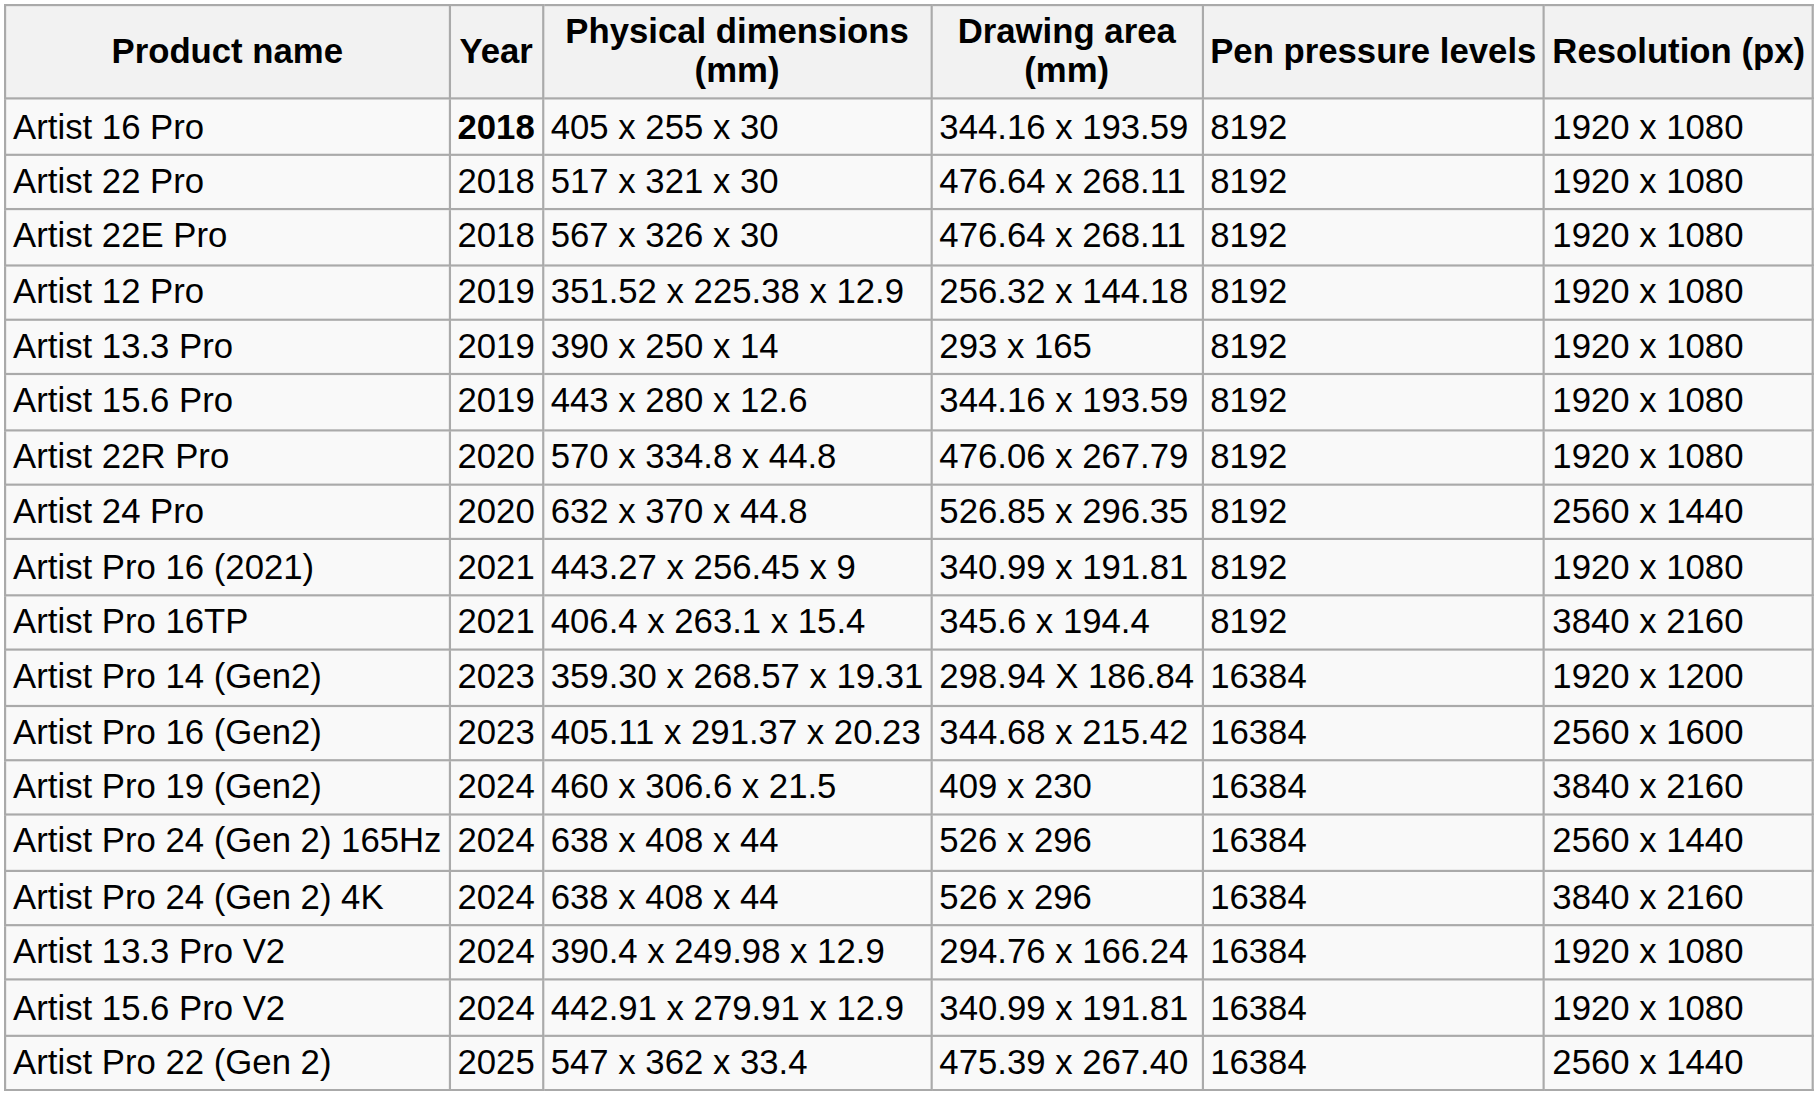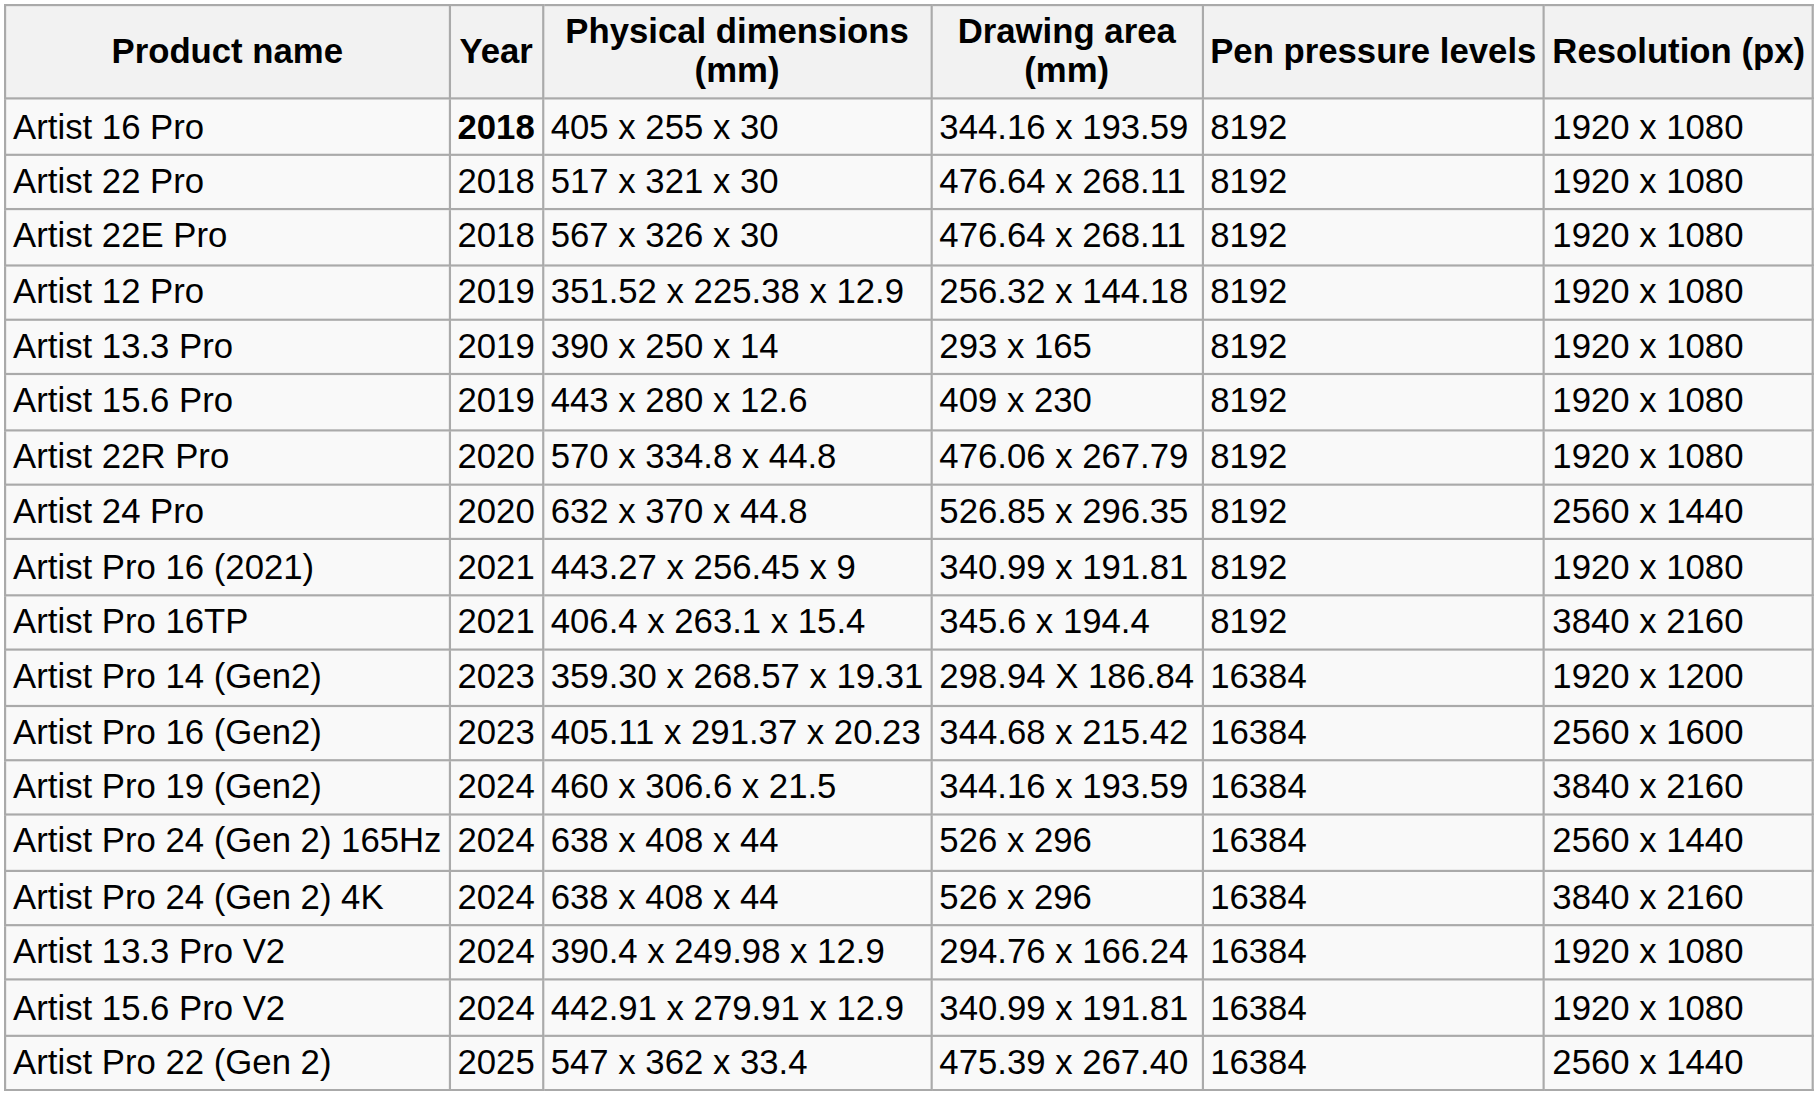(1064, 401) 344.16 x 193.59 -> (1016, 401) 409 x 230
(1016, 786) 409 x 230 -> (1064, 786) 344.16 x 193.59
